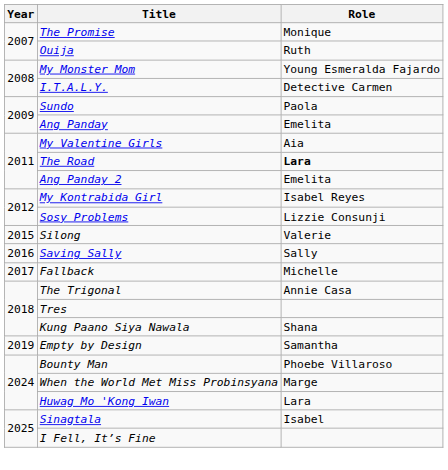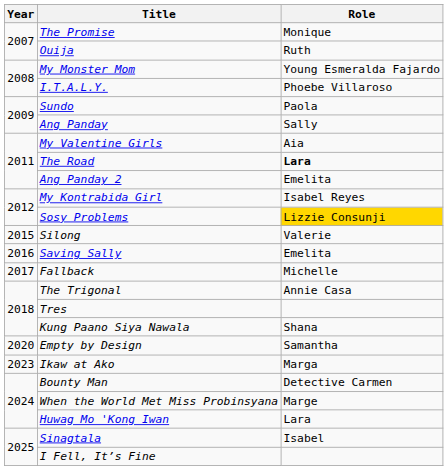(338, 87) Detective Carmen -> (338, 87) Phoebe Villaroso
(307, 124) Emelita -> (300, 124) Sally
(335, 216) no background -> (335, 216) gold background
(300, 253) Sally -> (307, 253) Emelita
(21, 345) 2019 -> (21, 345) 2020
+ row: (77, 364)
(338, 364) Phoebe Villaroso -> (338, 382) Detective Carmen
